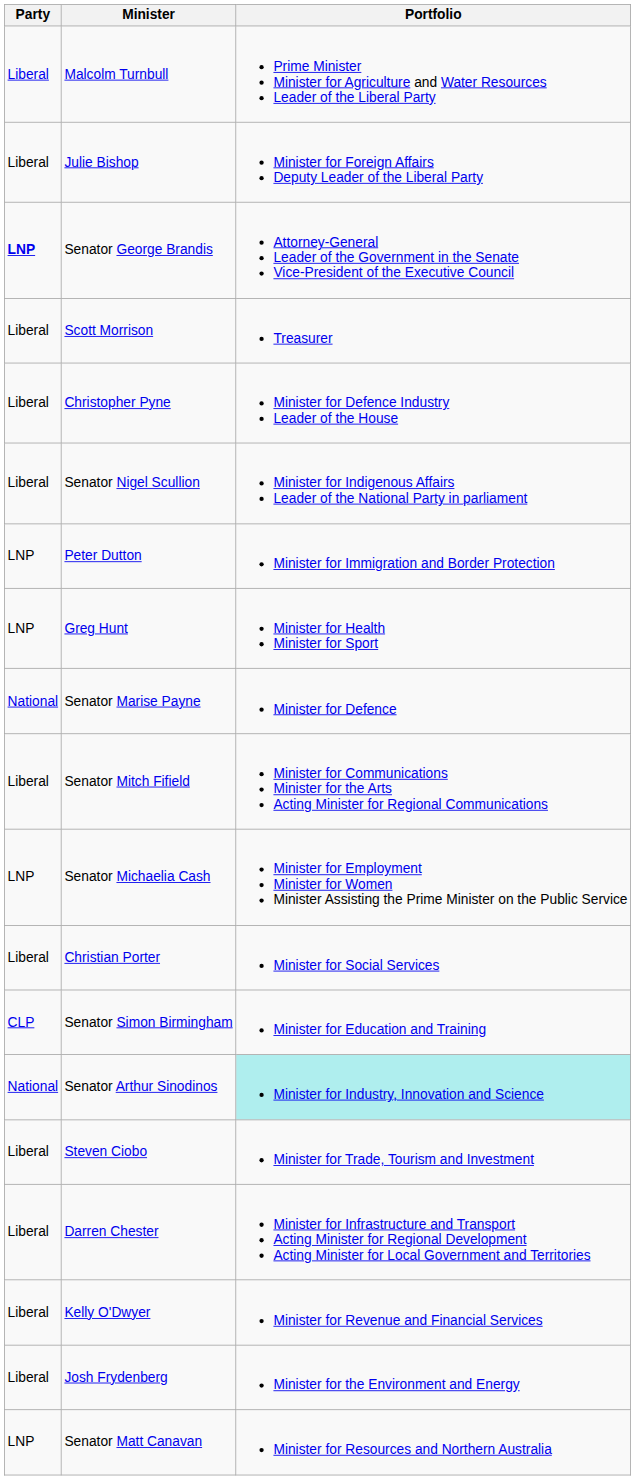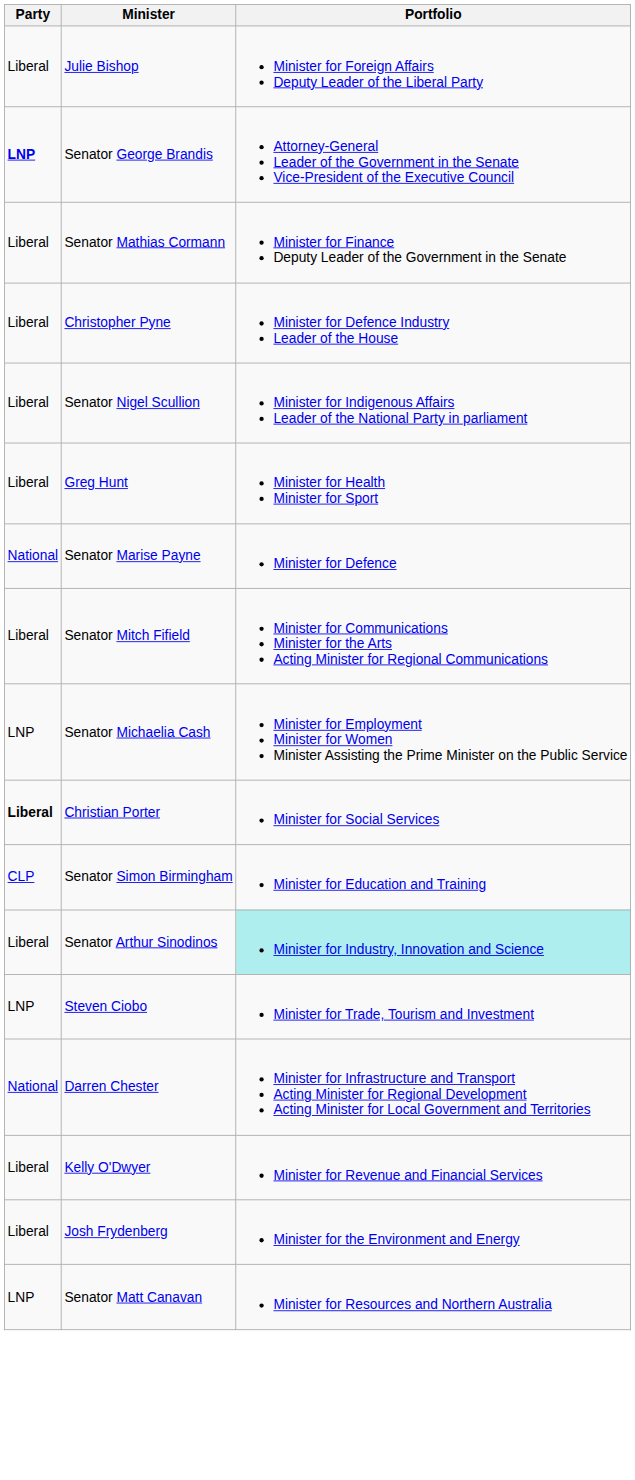- row: (116, 74)
- row: (109, 330)
+ row: (145, 242)
- row: (103, 556)
(21, 628) LNP -> (28, 483) Liberal
(28, 957) normal -> (30, 812) bold
(33, 1087) National -> (28, 942) Liberal
(28, 1152) Liberal -> (21, 1006) LNP
(28, 1232) Liberal -> (33, 1087) National
